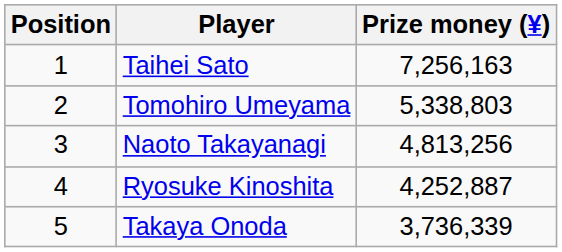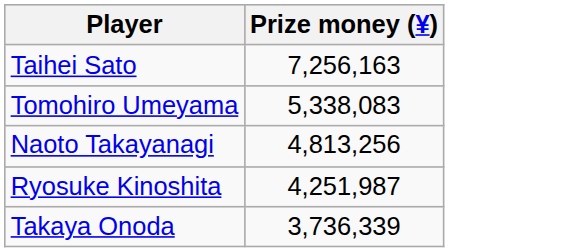- column: (61, 24)
(456, 105) 5,338,803 -> (344, 105) 5,338,083
(456, 186) 4,252,887 -> (344, 186) 4,251,987
